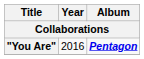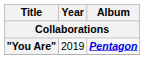(73, 46) 2016 -> (73, 46) 2019
